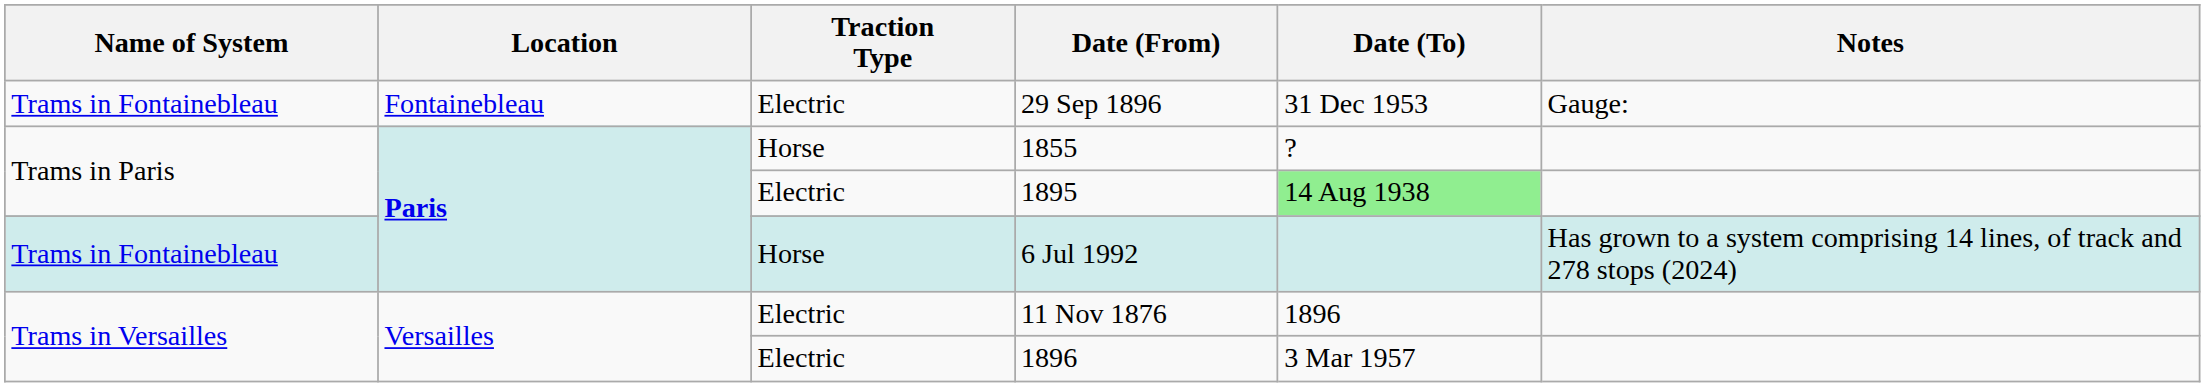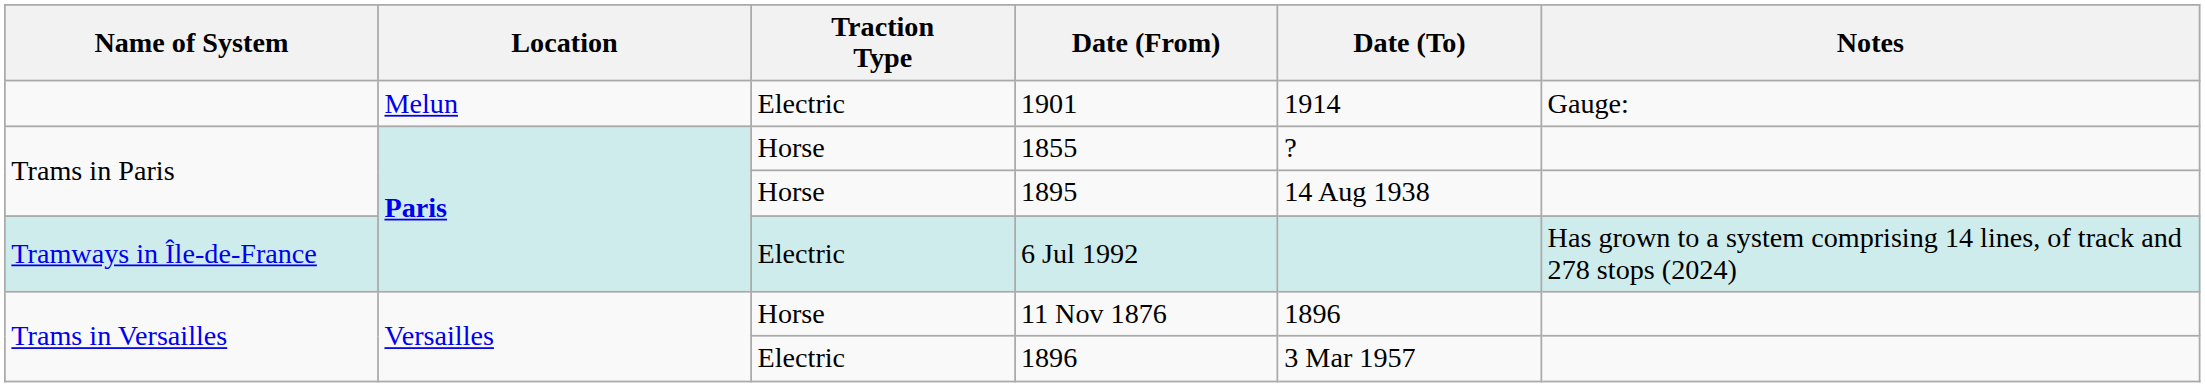- row: (1091, 103)
+ row: (1049, 103)
(801, 192) Electric -> (791, 192) Horse
(1357, 192) lightgreen background -> (1357, 192) no background
(145, 252) Trams in Fontainebleau -> (164, 252) Tramways in Île-de-France
(791, 252) Horse -> (801, 252) Electric
(801, 313) Electric -> (791, 313) Horse
